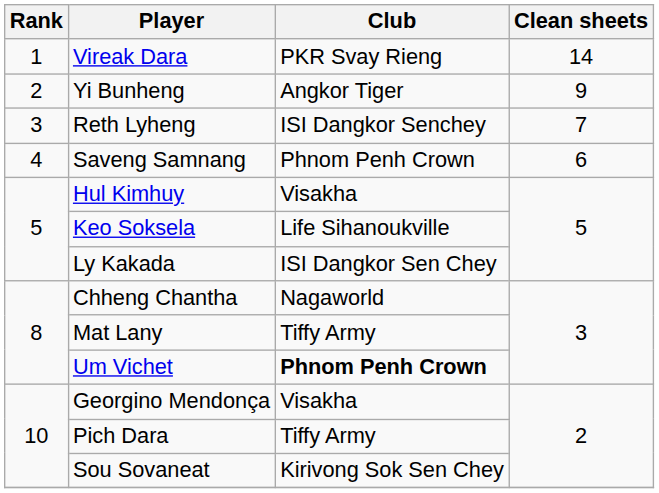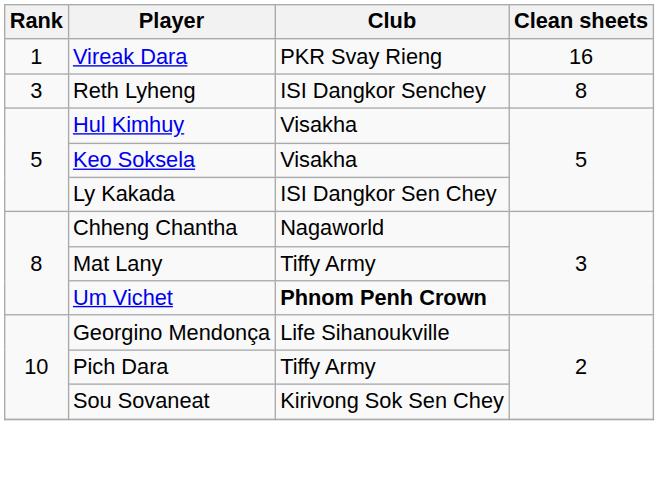(581, 56) 14 -> (581, 56) 16
- row: (129, 90)
(581, 125) 7 -> (581, 90) 8
- row: (159, 159)
(365, 228) Life Sihanoukville -> (319, 159) Visakha
(319, 401) Visakha -> (365, 332) Life Sihanoukville
